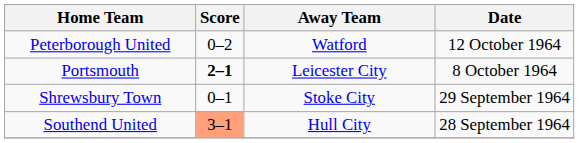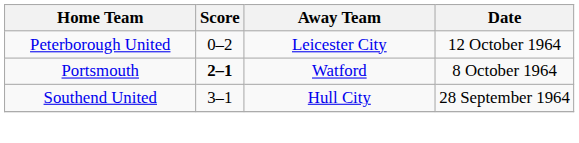(339, 44) Watford -> (339, 44) Leicester City
(339, 71) Leicester City -> (339, 71) Watford
- row: (100, 97)
(220, 124) lightsalmon background -> (220, 97) no background
